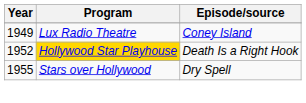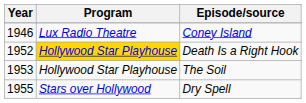(20, 32) 1949 -> (20, 32) 1946
+ row: (204, 70)
